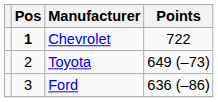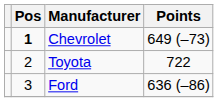(179, 39) 722 -> (179, 39) 649 (–73)
(179, 62) 649 (–73) -> (179, 62) 722
